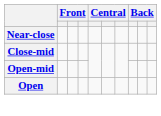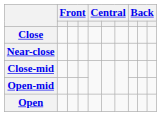+ row: (31, 34)
